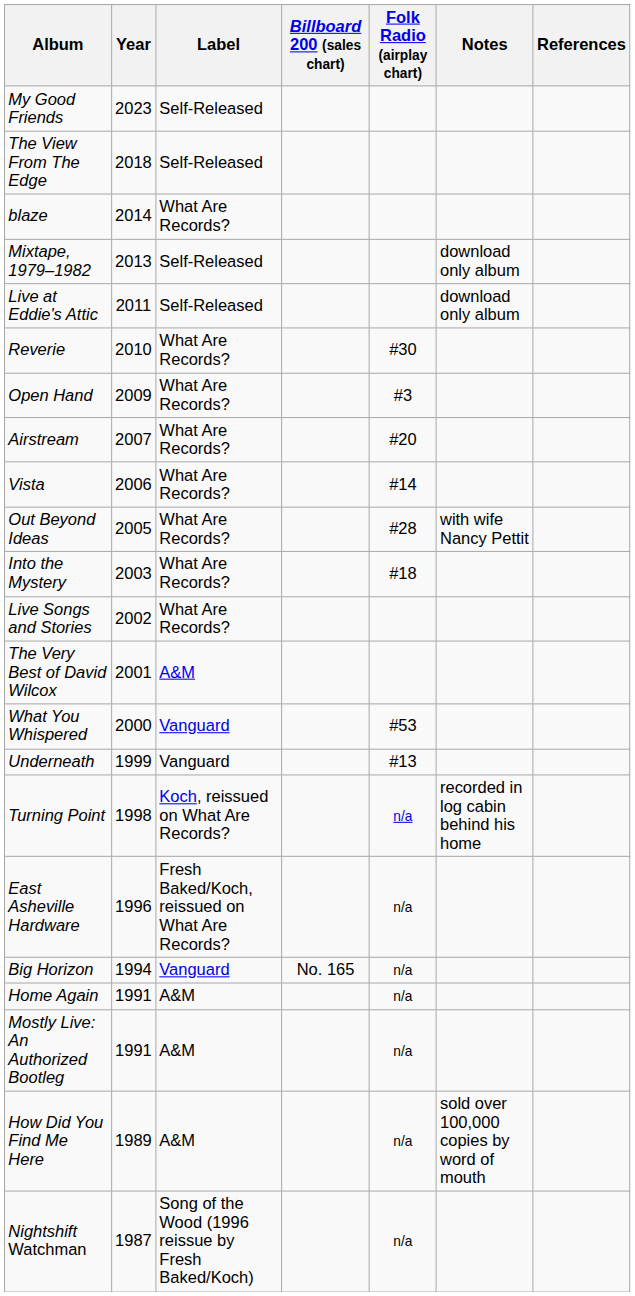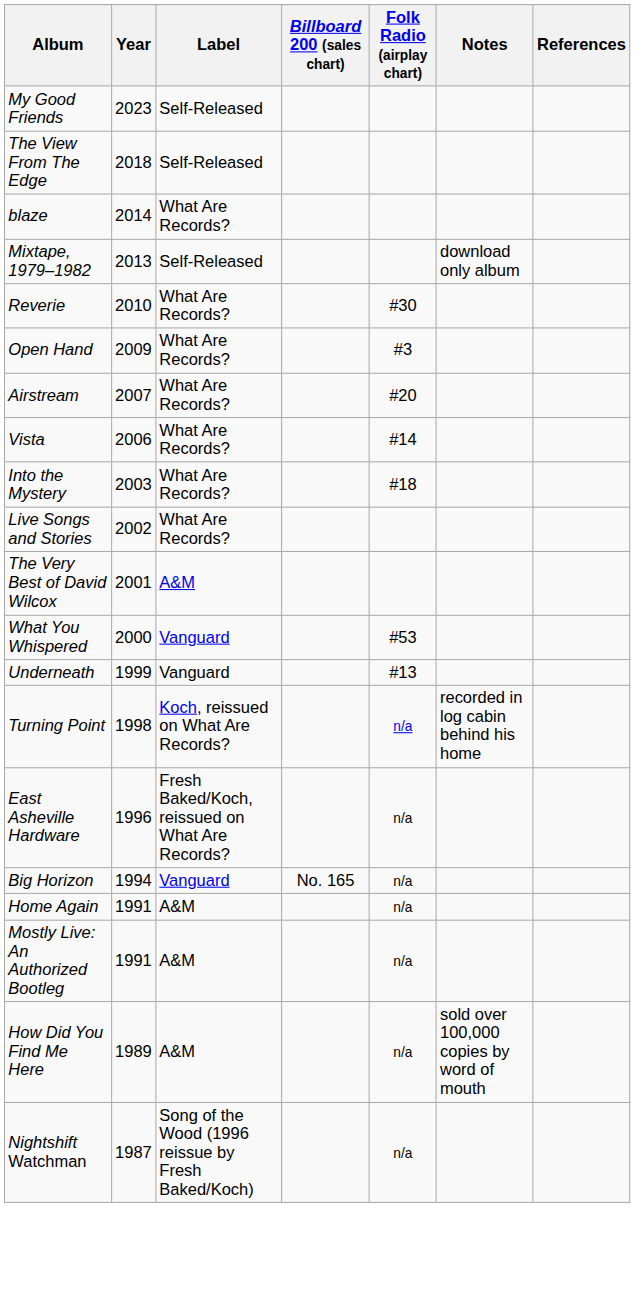- row: (53, 305)
- row: (52, 529)
